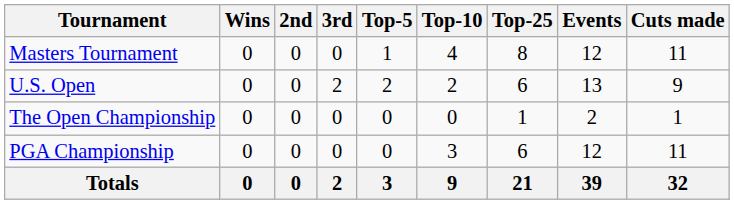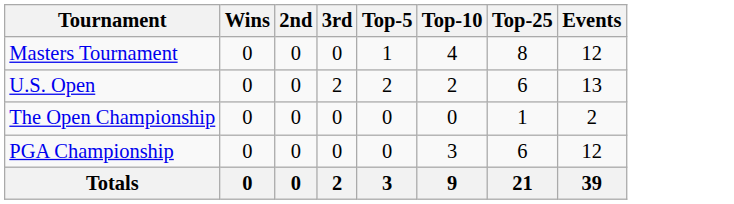- column: (678, 20)
